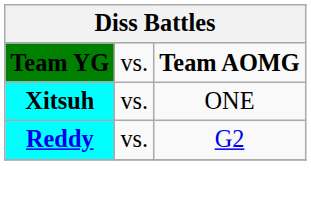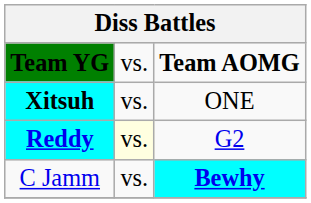(134, 139) no background -> (134, 139) lightyellow background
+ row: (60, 178)
